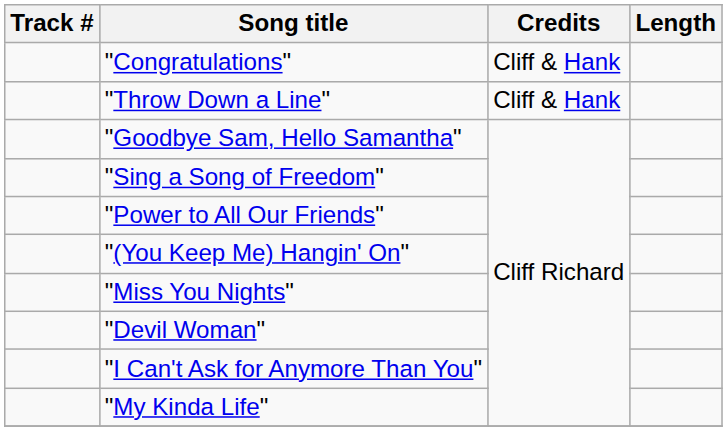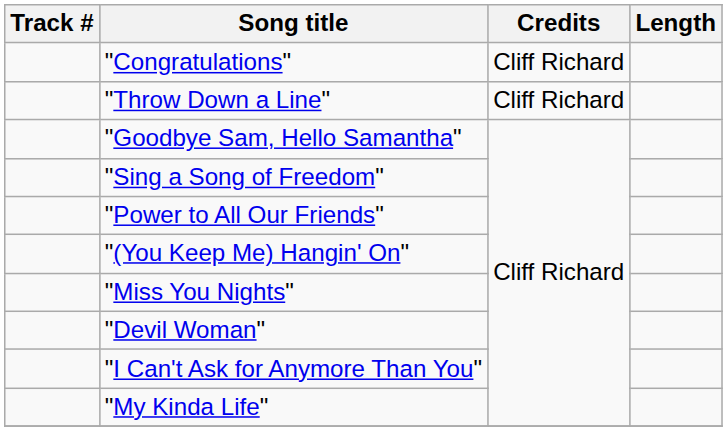(557, 61) Cliff & Hank -> (559, 61) Cliff Richard
(557, 100) Cliff & Hank -> (559, 100) Cliff Richard
